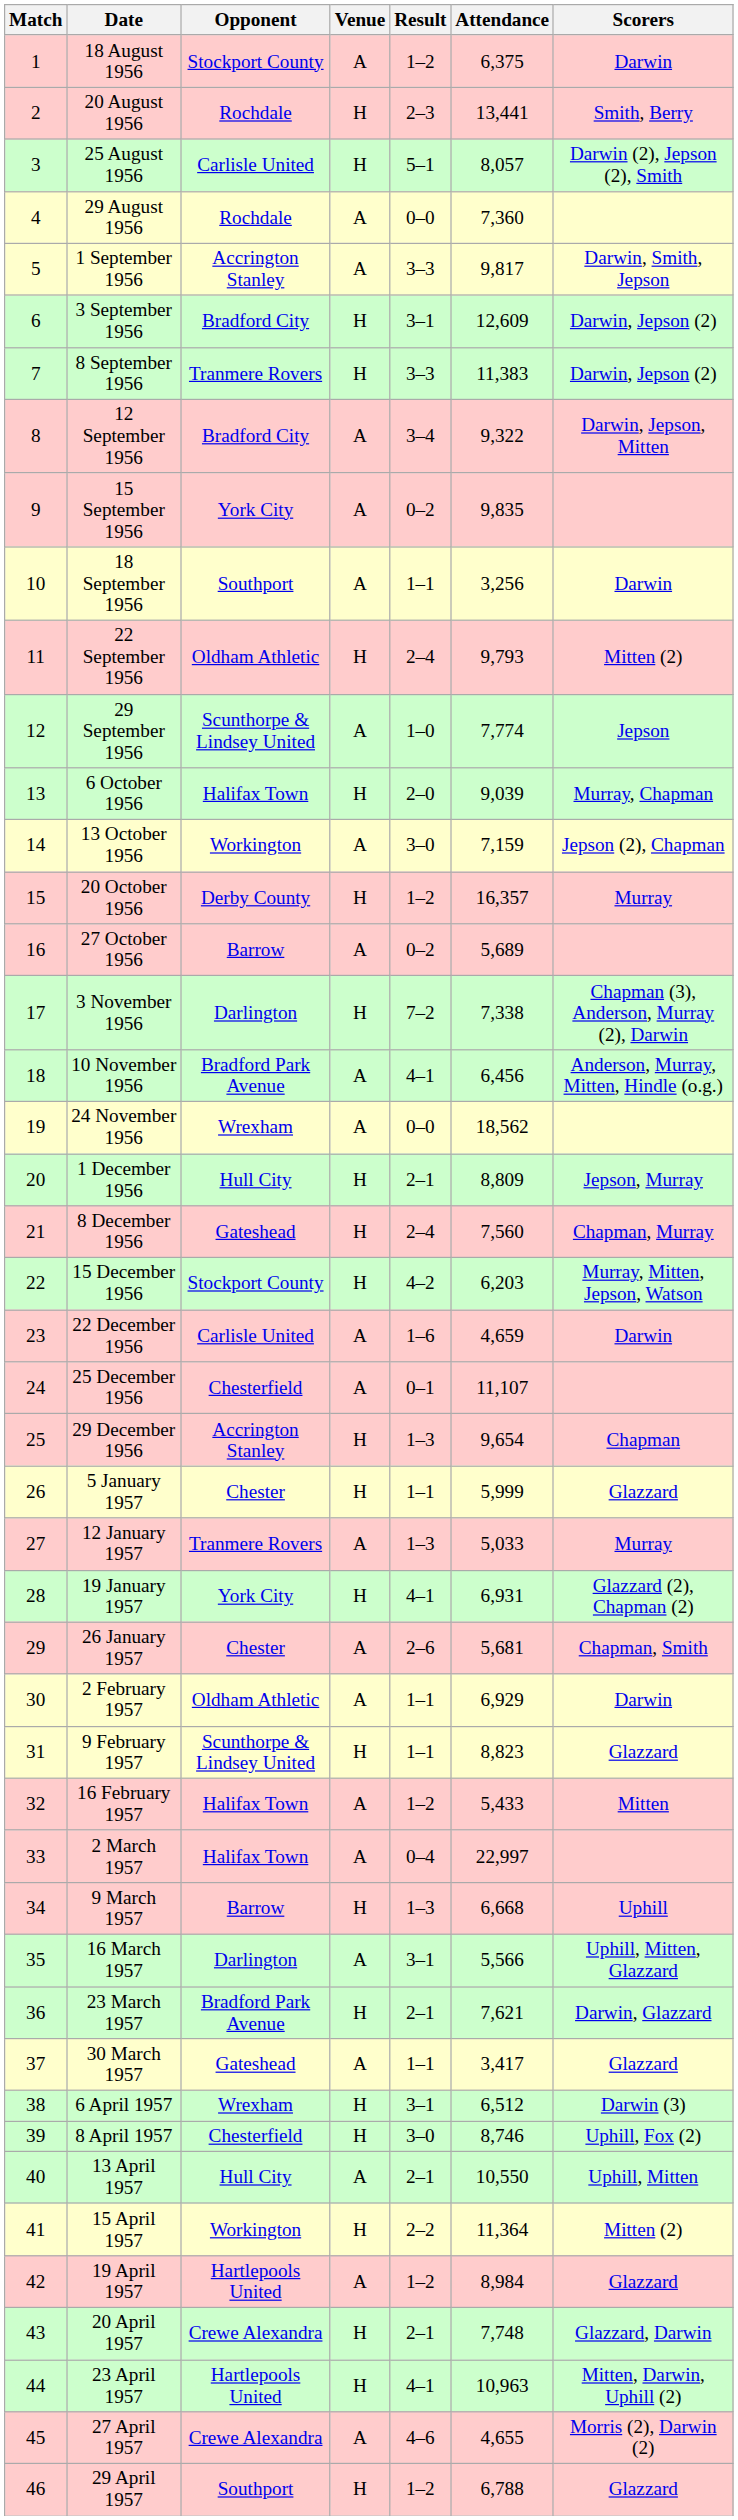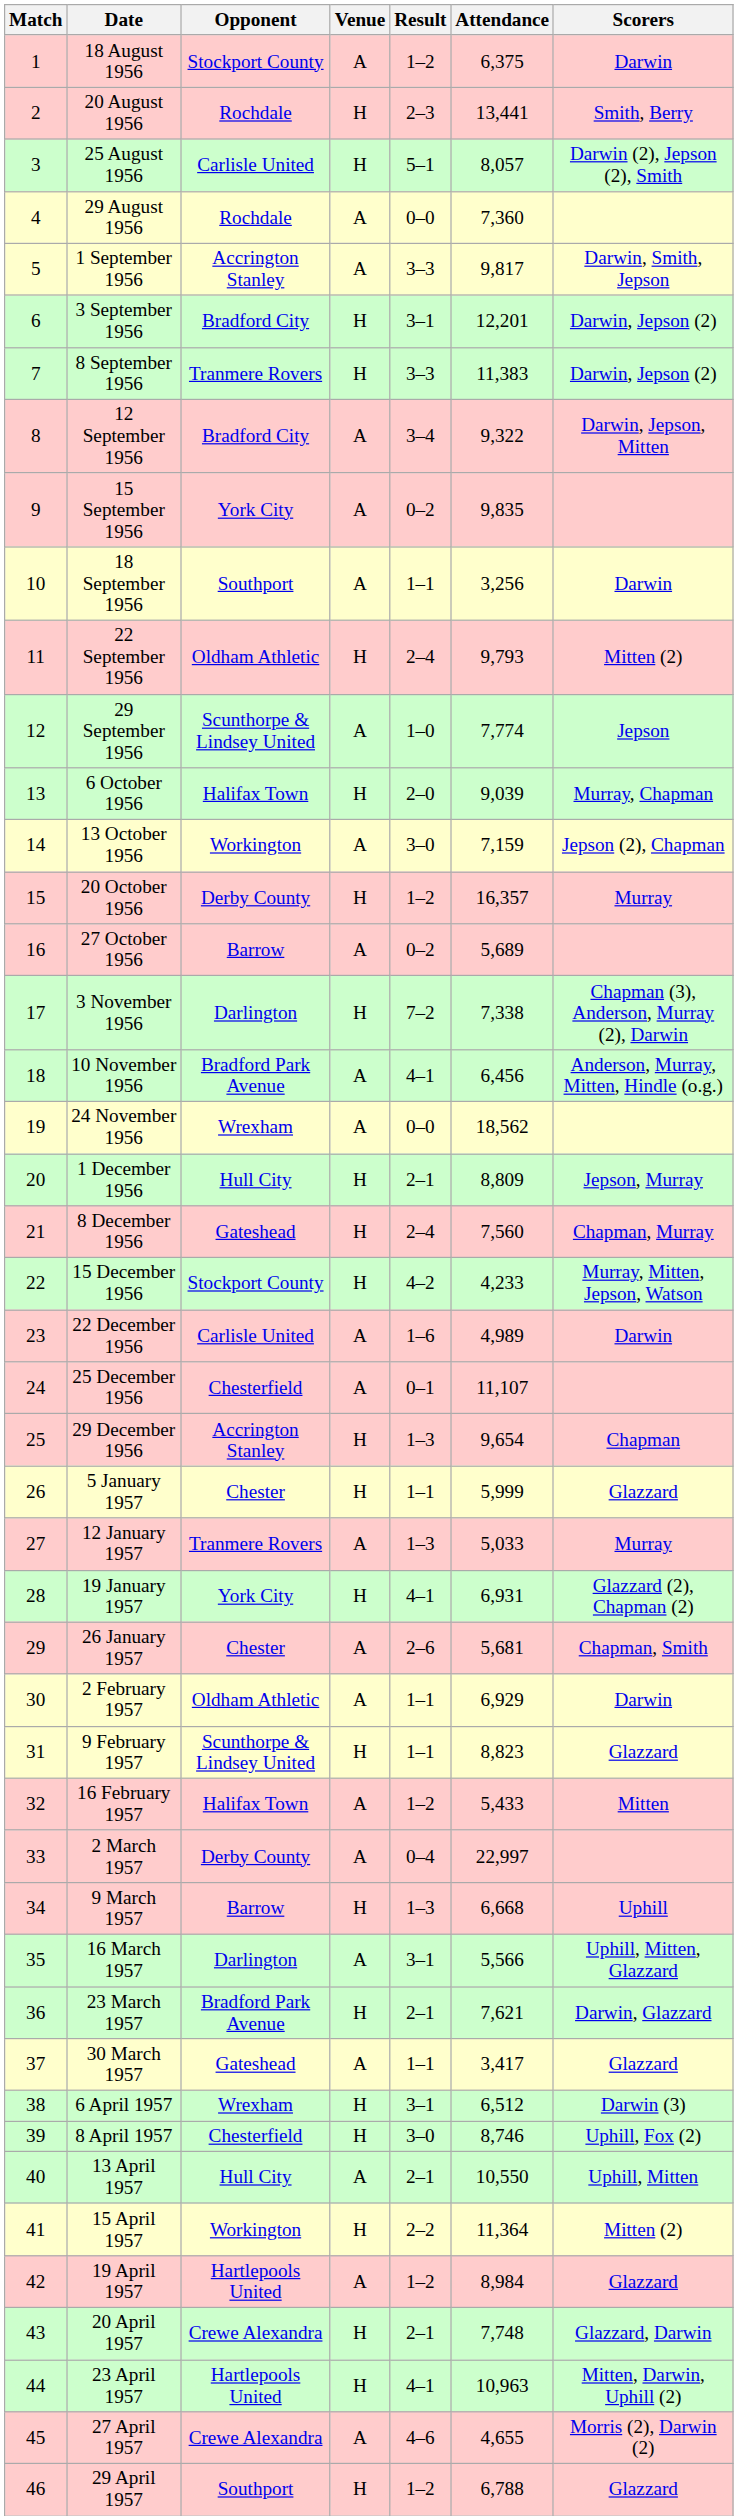(502, 321) 12,609 -> (502, 321) 12,201
(502, 1283) 6,203 -> (502, 1283) 4,233
(502, 1335) 4,659 -> (502, 1335) 4,989
(256, 1856) Halifax Town -> (256, 1856) Derby County
